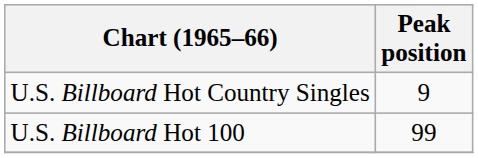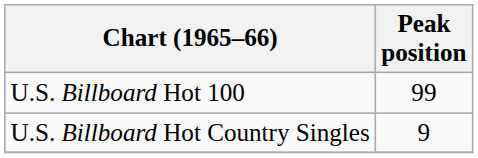rows swapped: (190, 92) <-> (128, 132)
